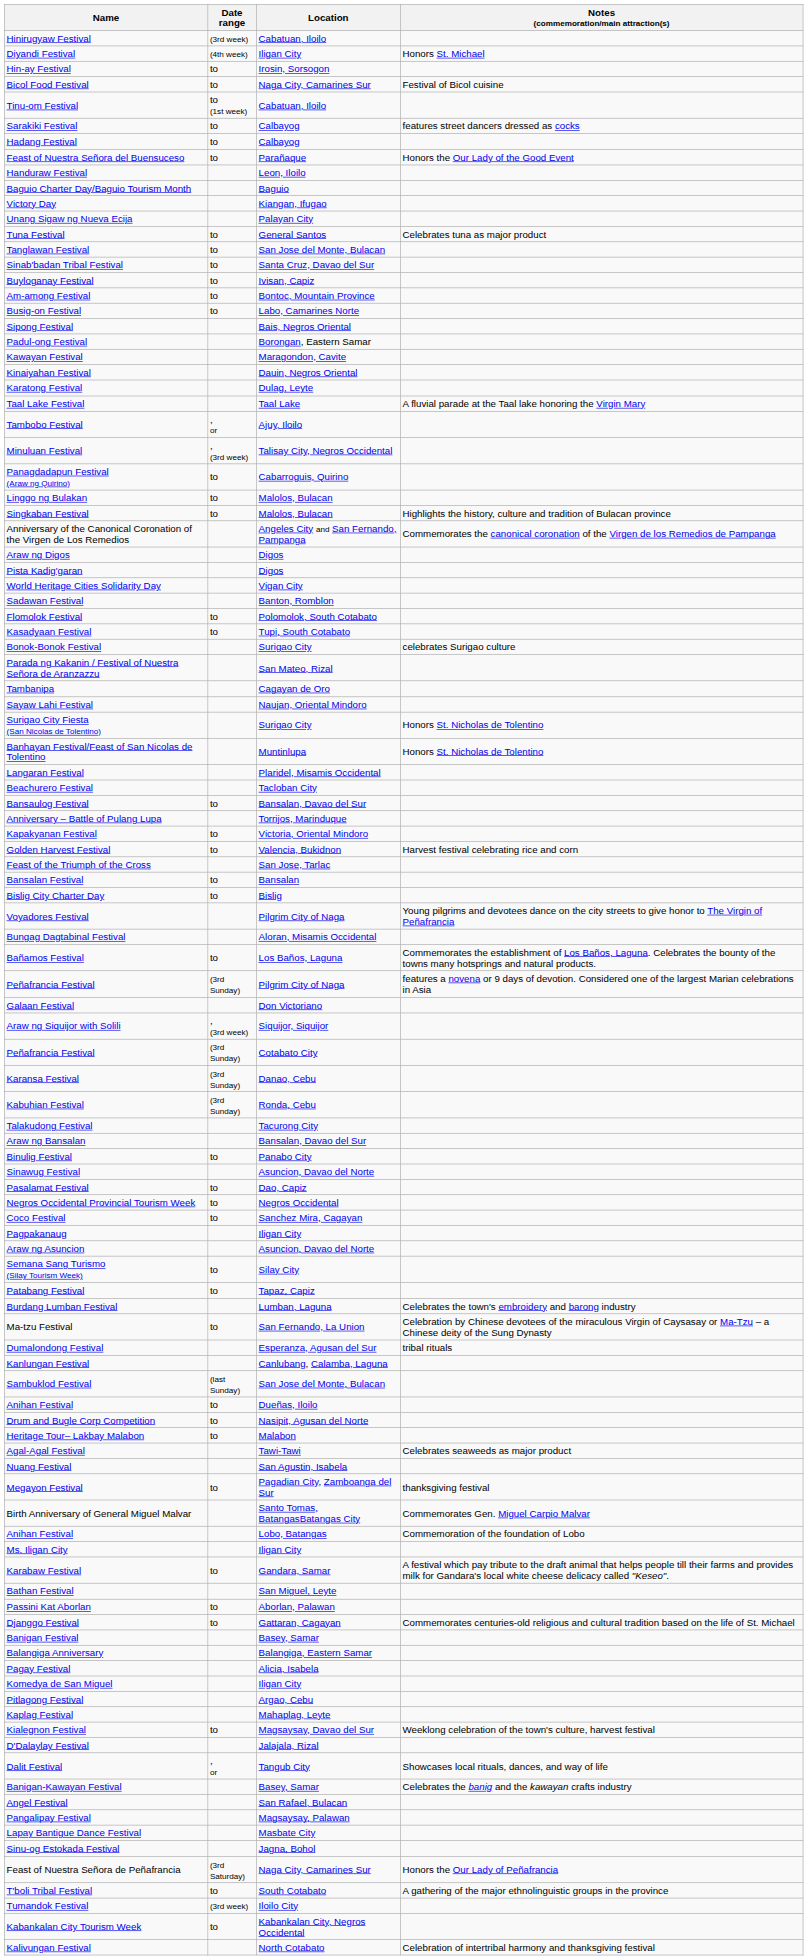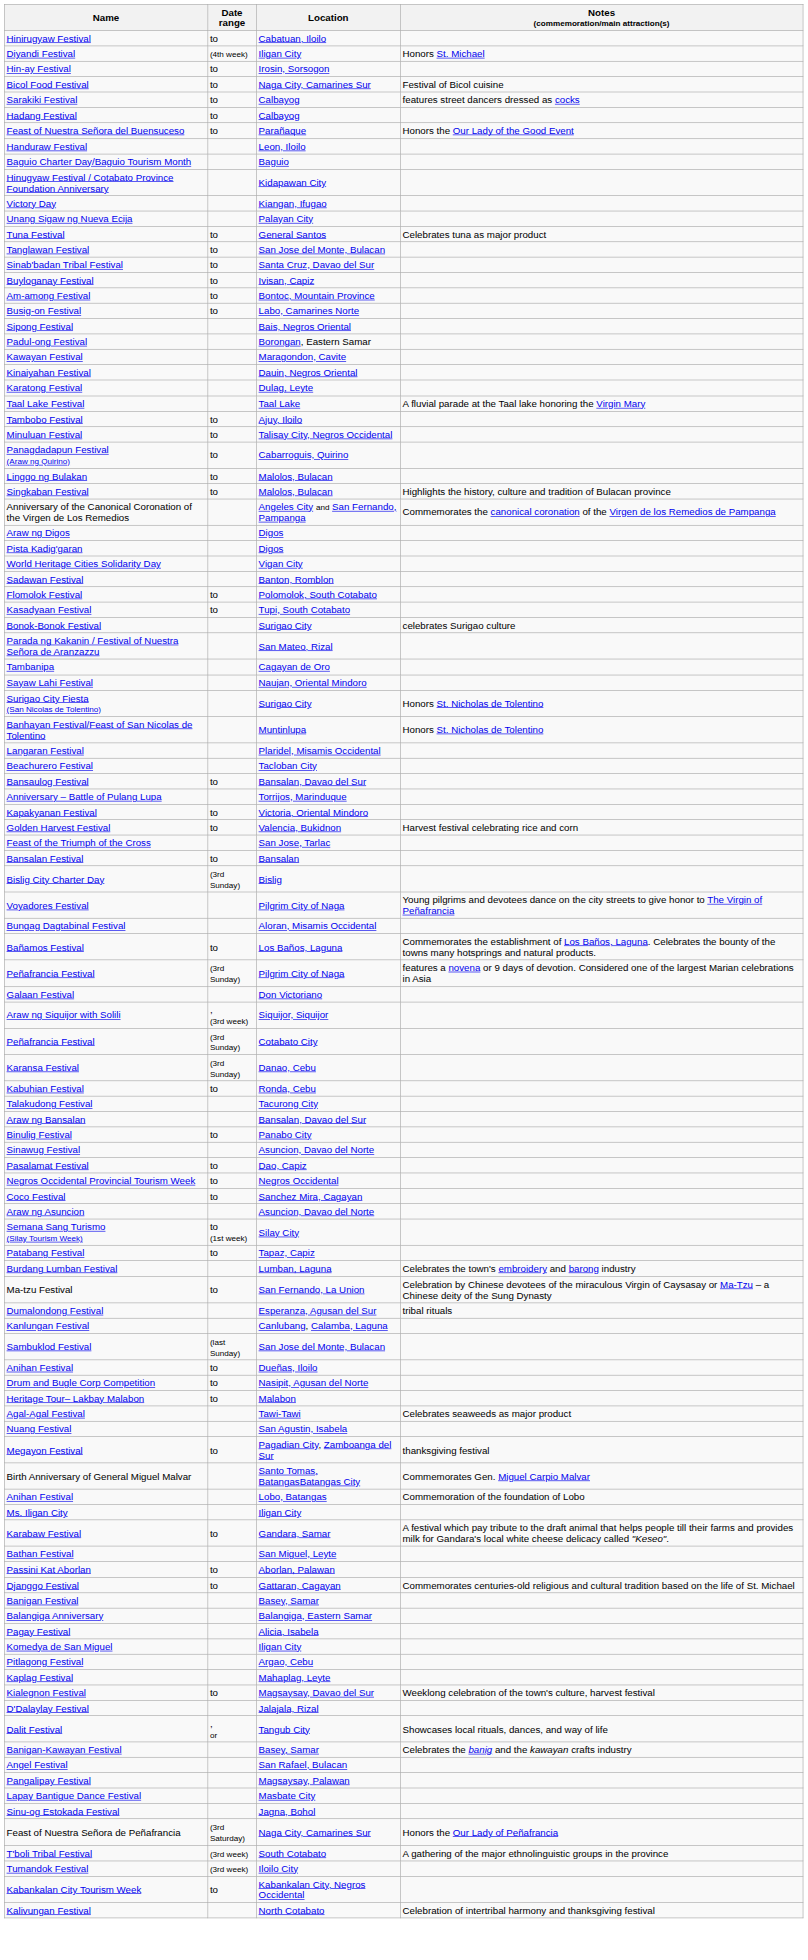(229, 39) (3rd week) -> (214, 38) to
- row: (42, 106)
+ row: (90, 183)
(214, 424) , or -> (214, 419) to
(229, 451) , (3rd week) -> (214, 434) to
(214, 896) to -> (225, 880) (3rd Sunday)
(225, 1106) (3rd Sunday) -> (214, 1089) to
- row: (37, 1233)
(214, 1270) to -> (229, 1233) to (1st week)
(214, 1890) to -> (229, 1854) (3rd week)
